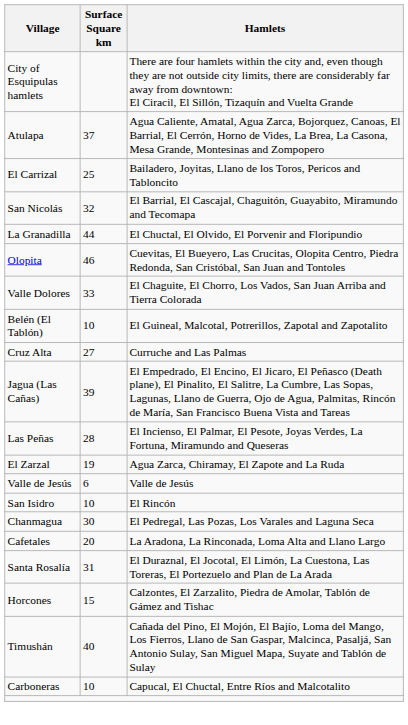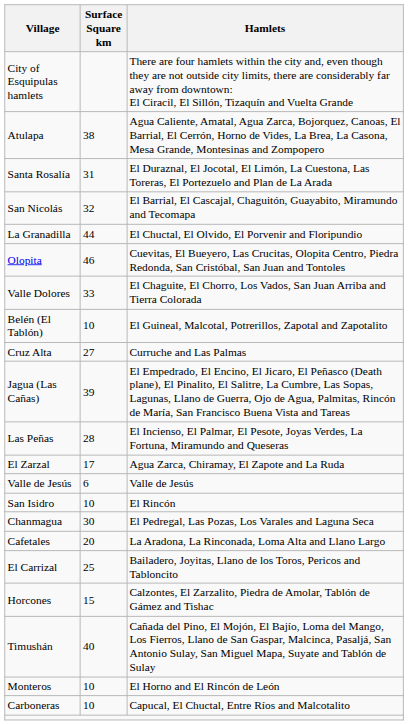(89, 135) 37 -> (89, 135) 38
rows swapped: (39, 566) <-> (32, 175)
(89, 464) 19 -> (89, 464) 17
+ row: (29, 686)
